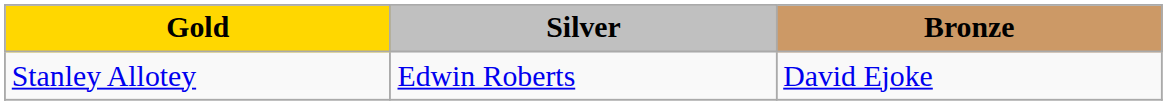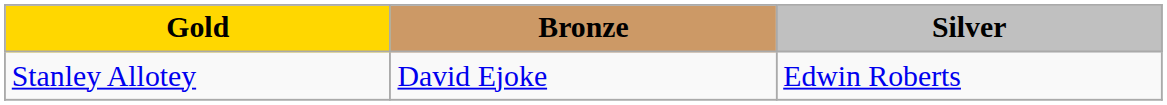columns swapped: (584, 28) <-> (969, 28)
